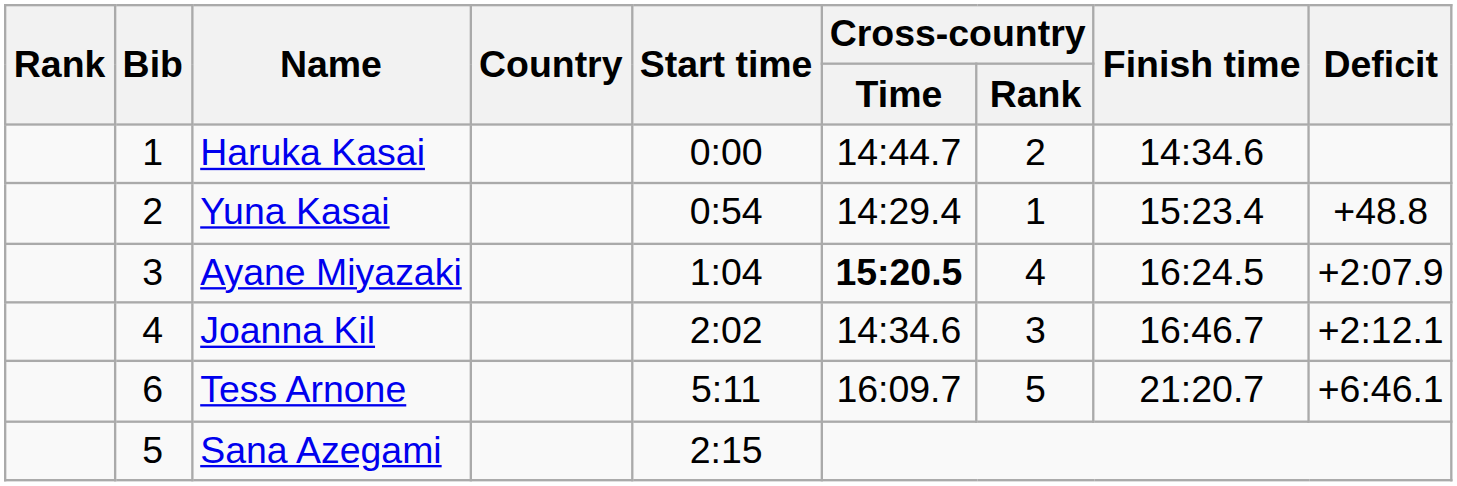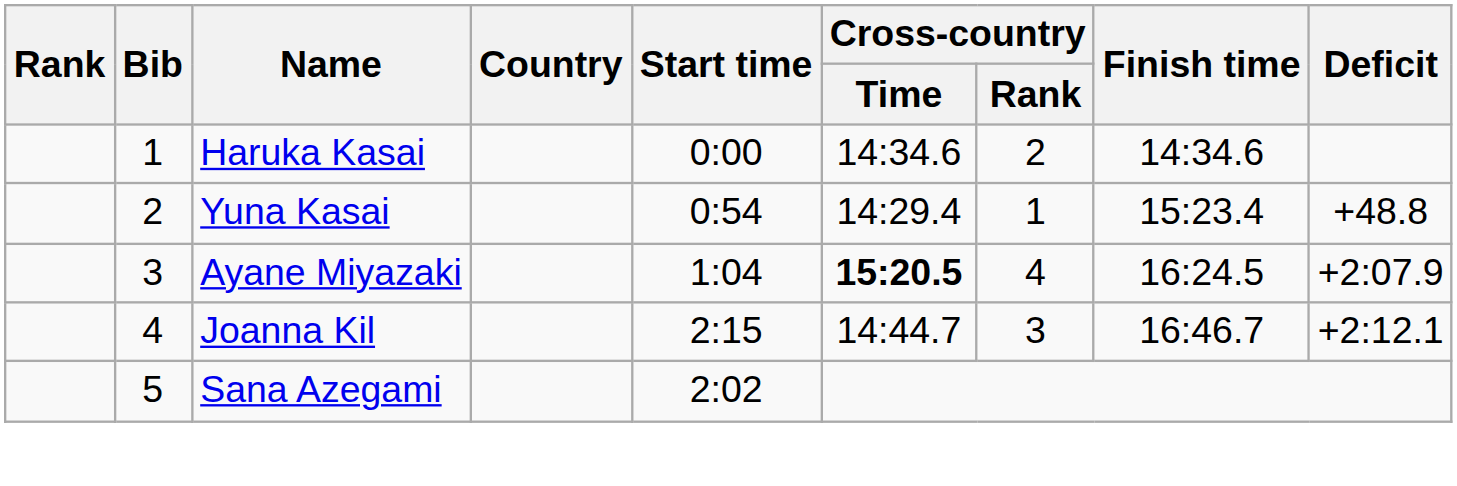(899, 152) 14:44.7 -> (899, 152) 14:34.6
(726, 331) 2:02 -> (726, 331) 2:15
(899, 331) 14:34.6 -> (899, 331) 14:44.7
- row: (303, 390)
(726, 449) 2:15 -> (726, 390) 2:02
